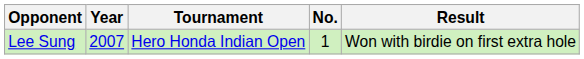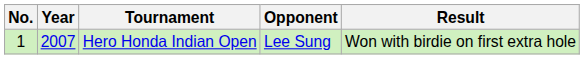columns swapped: (325, 17) <-> (45, 17)
